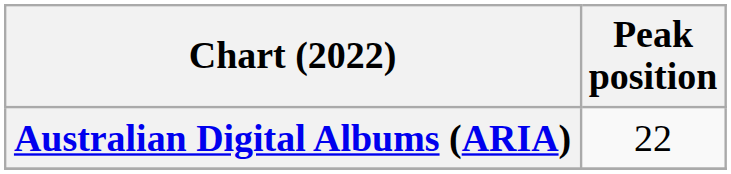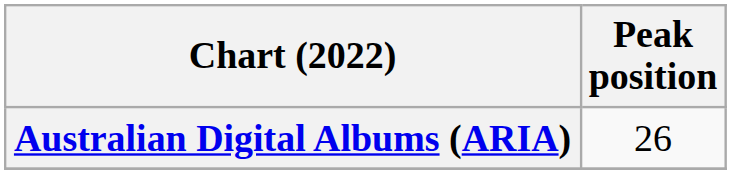(653, 137) 22 -> (653, 137) 26
